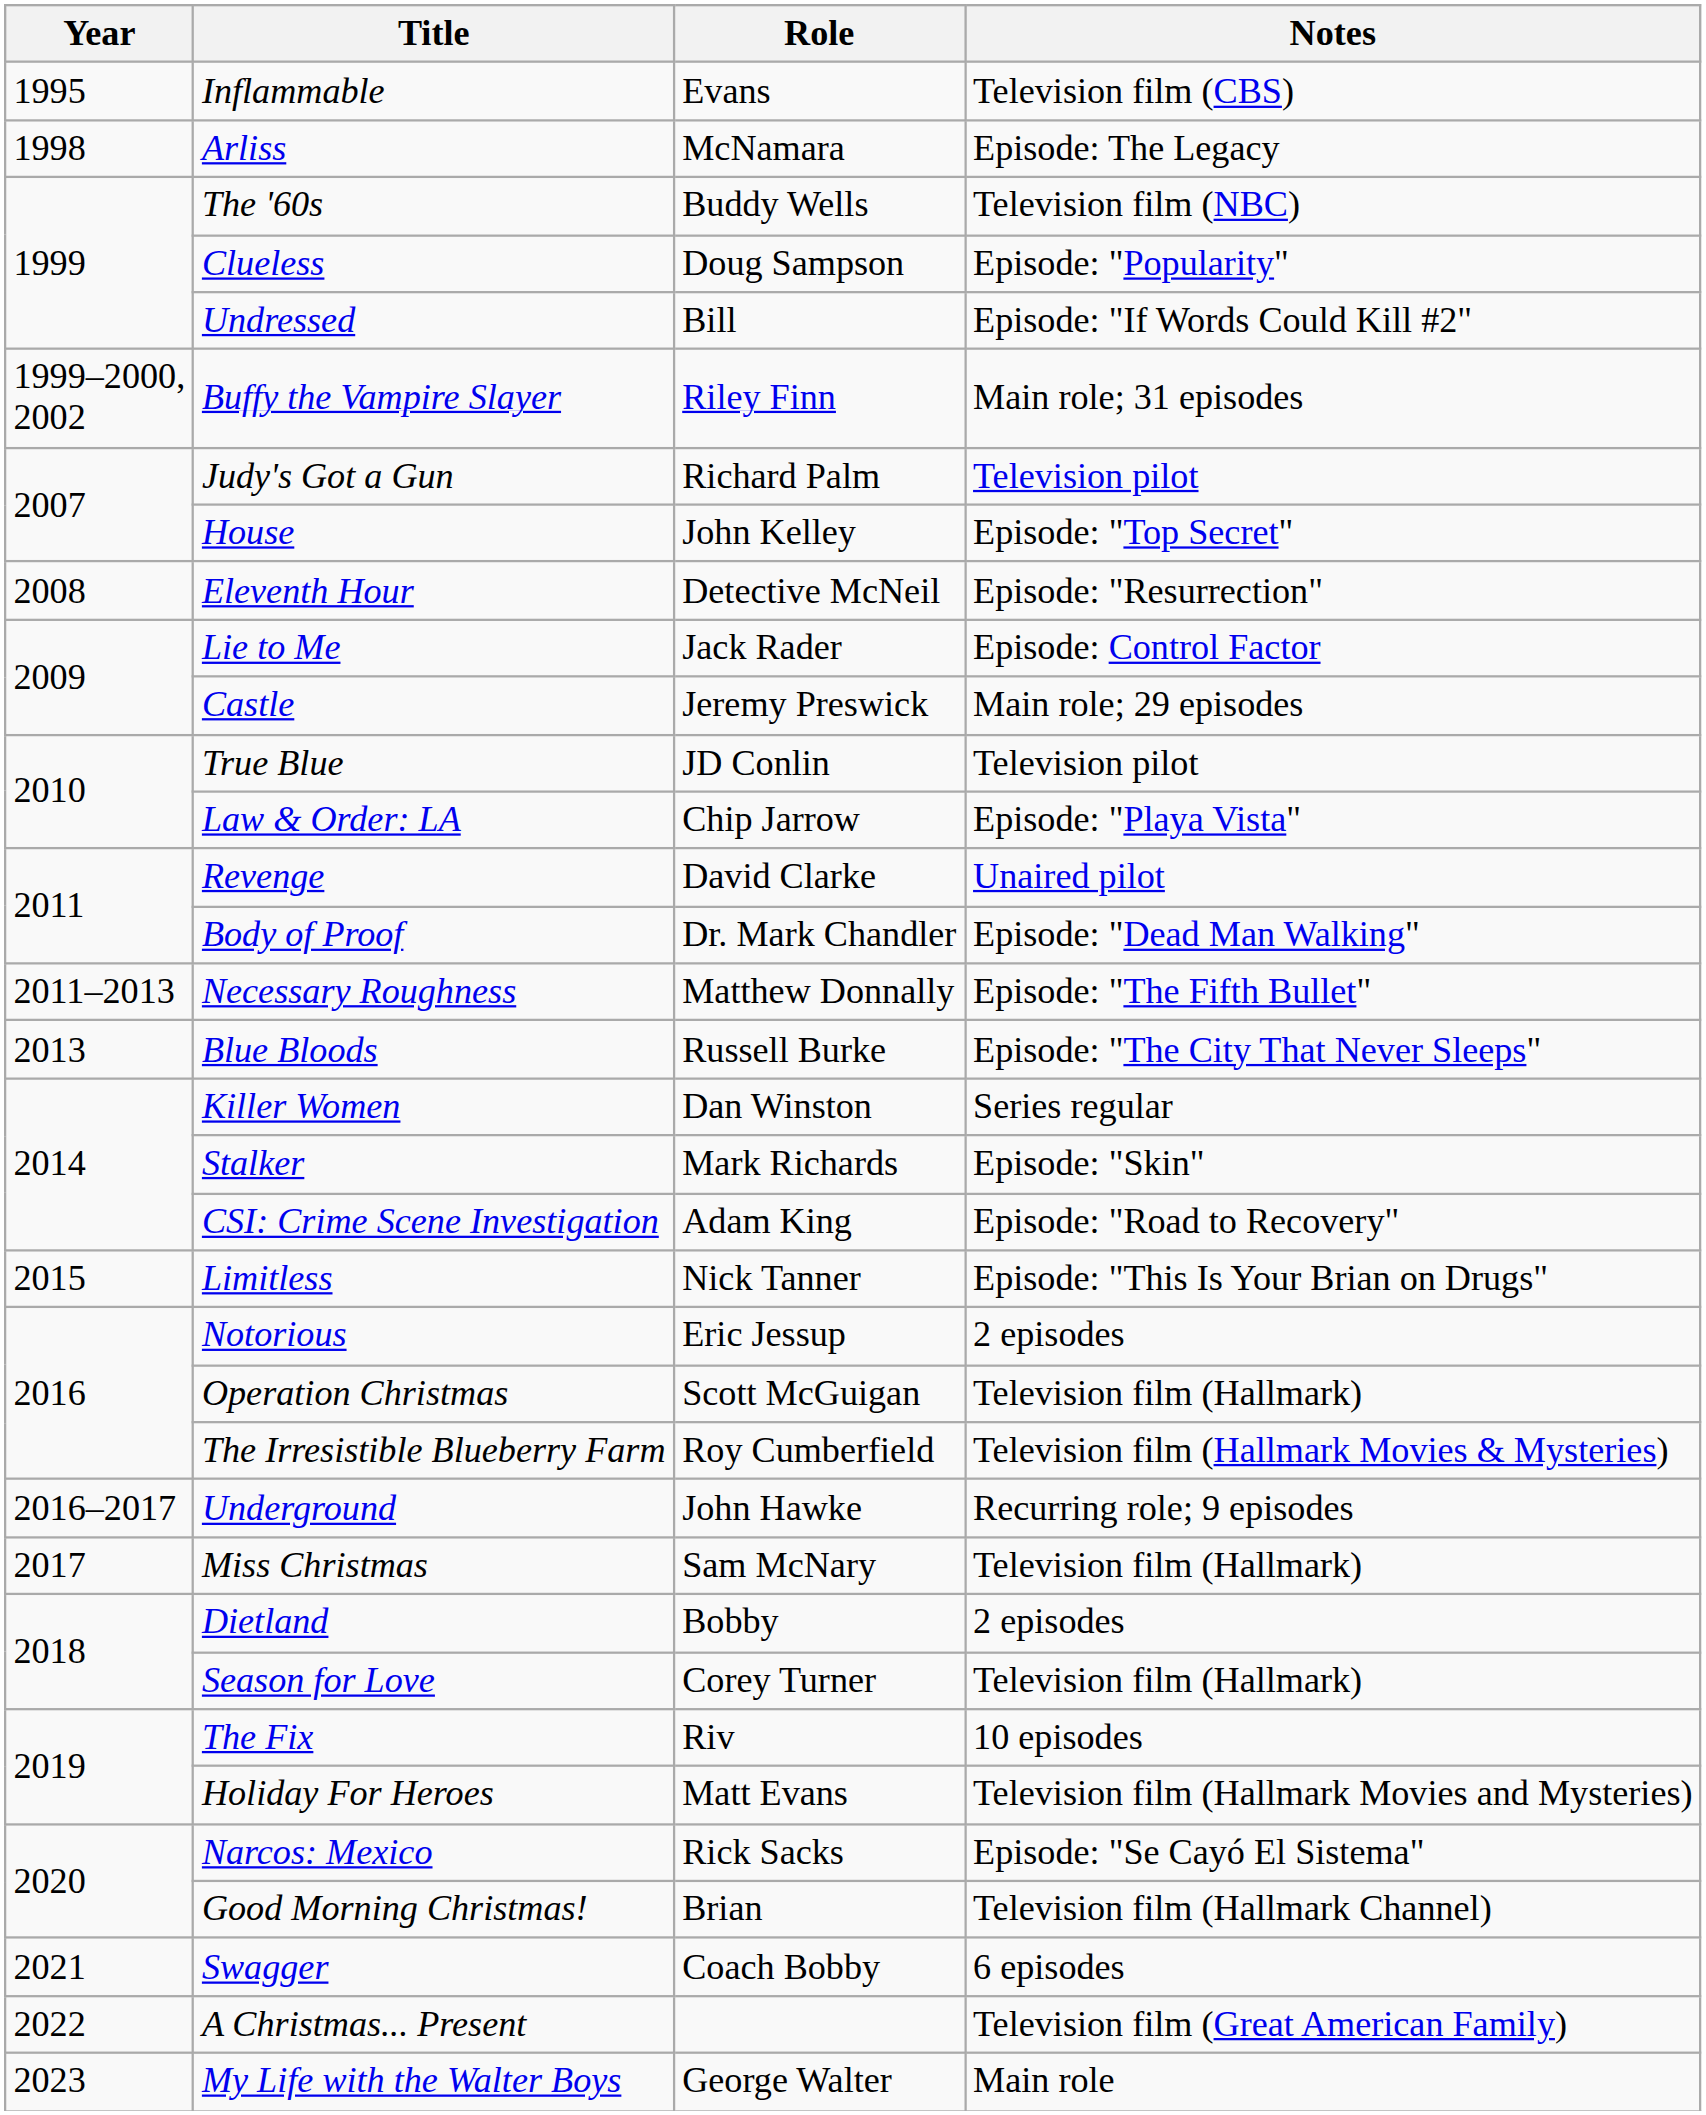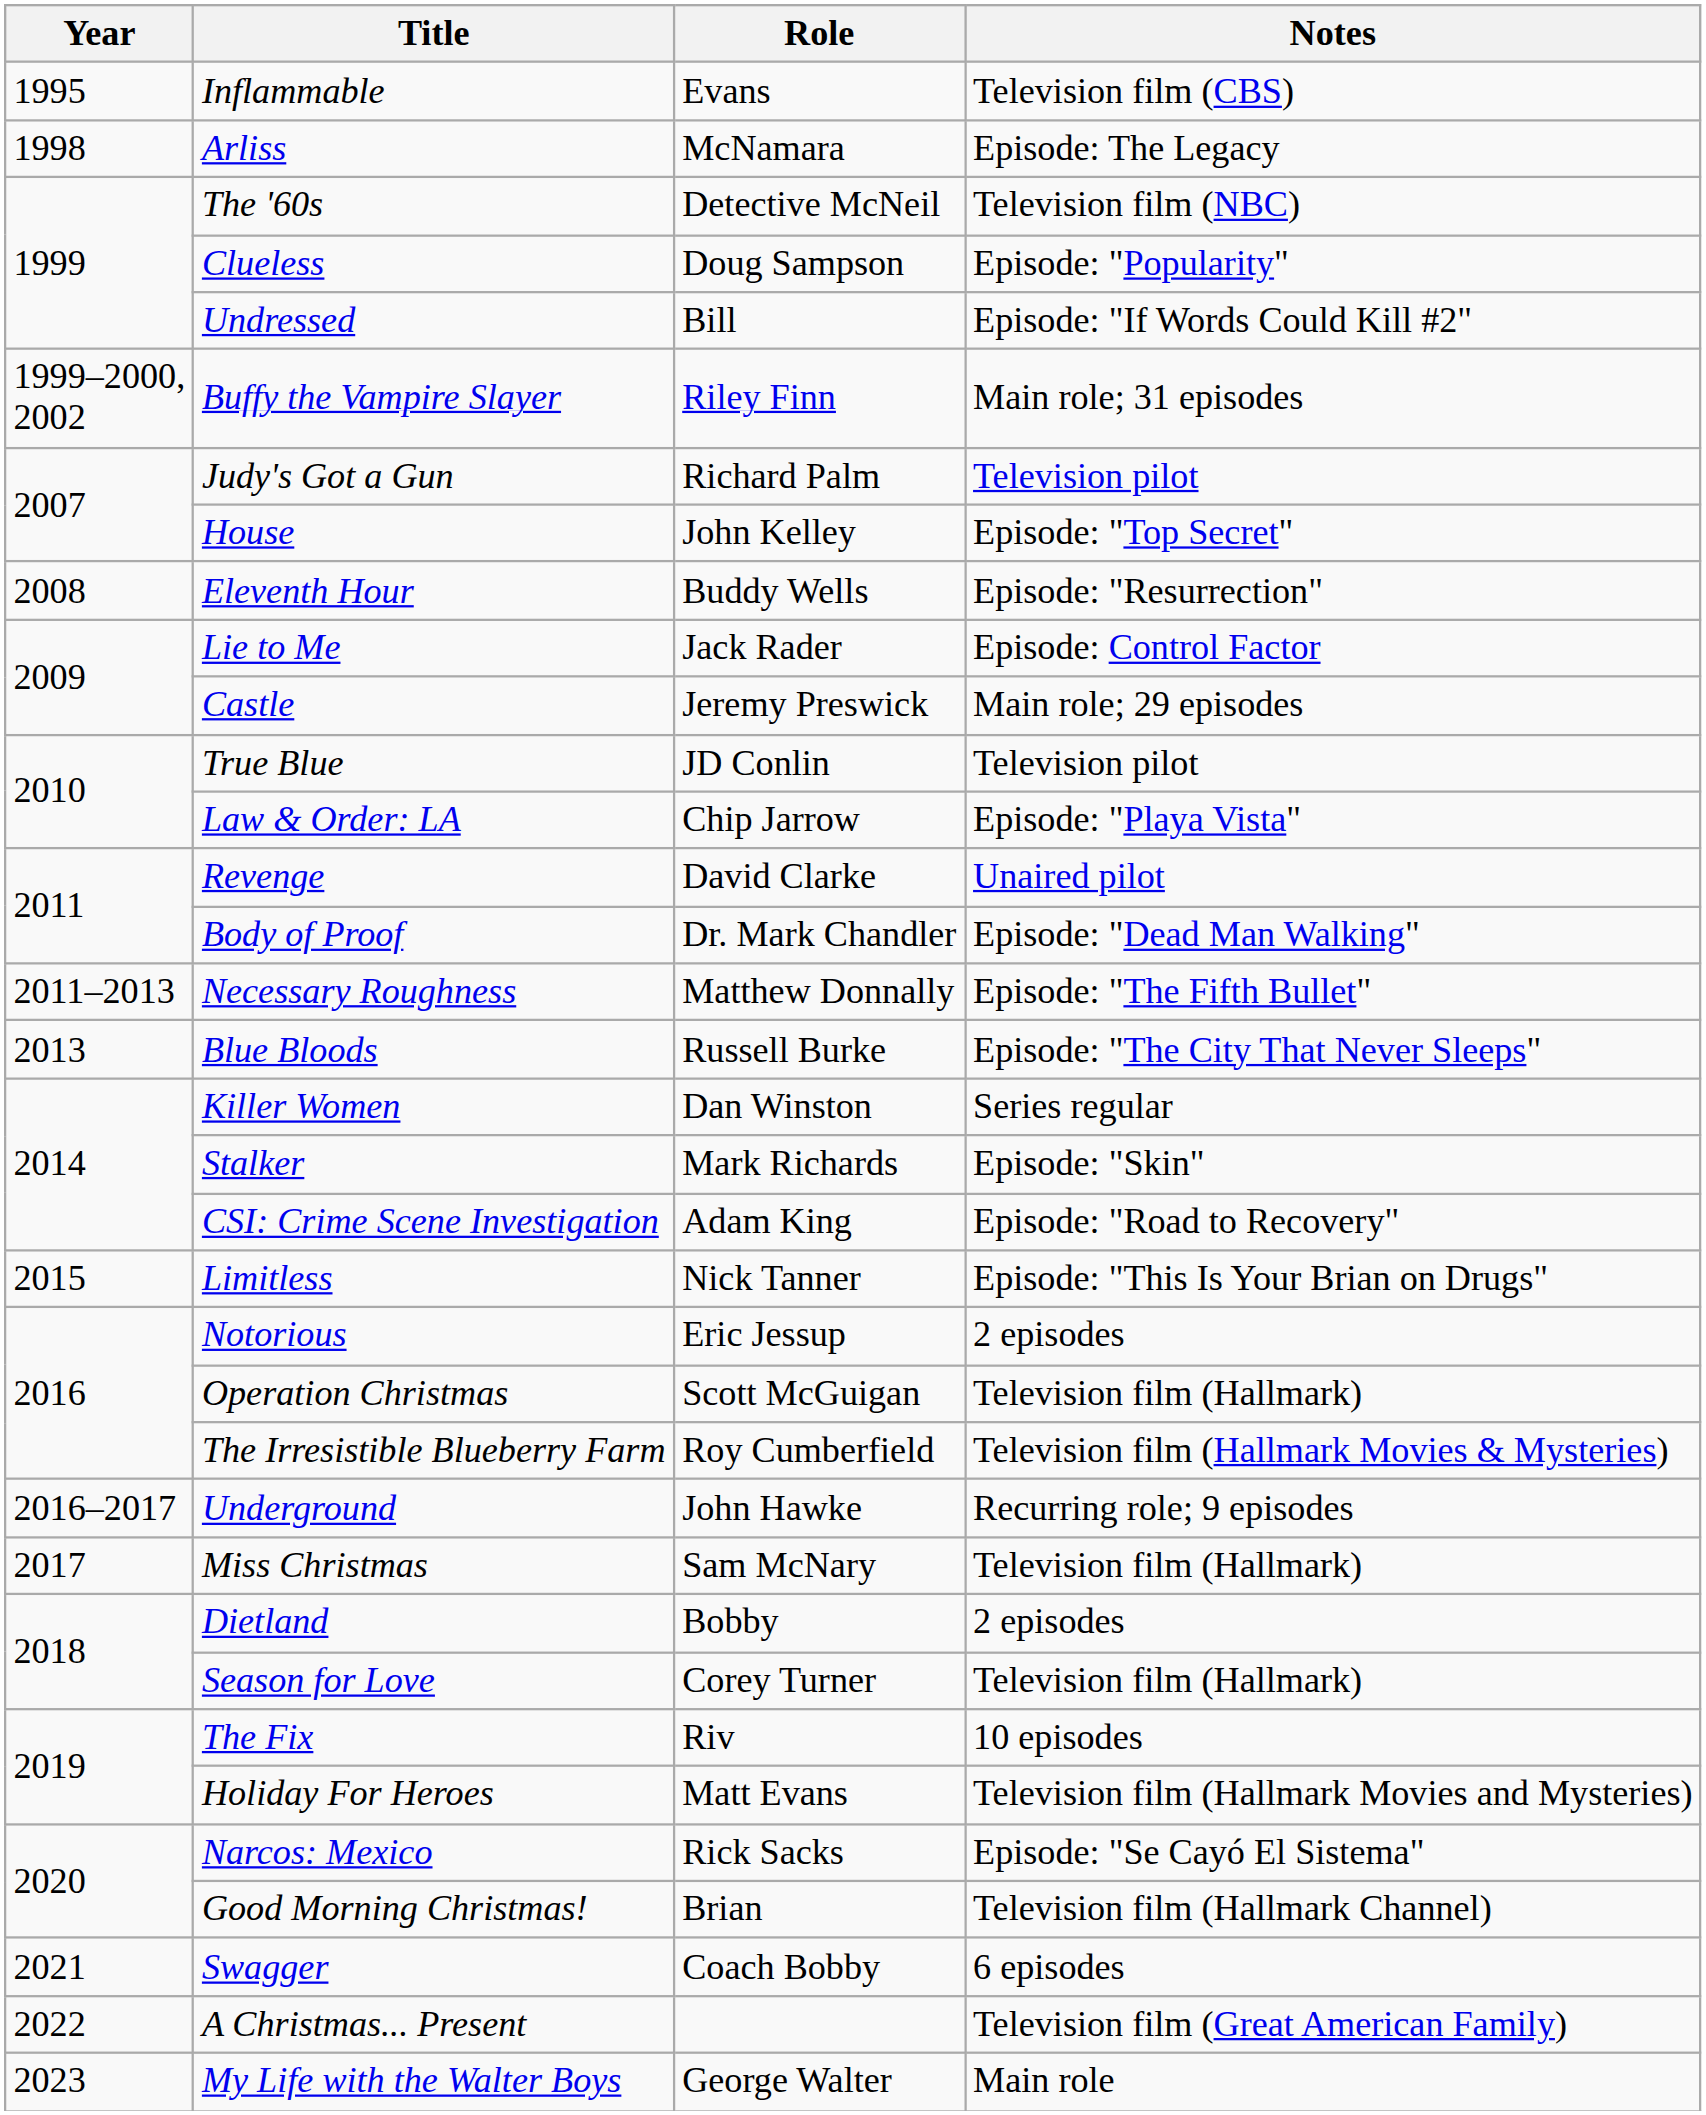(775, 205) Buddy Wells -> (811, 205) Detective McNeil
(811, 589) Detective McNeil -> (775, 589) Buddy Wells
